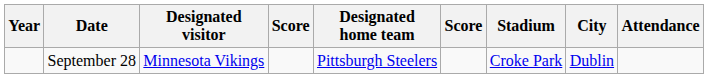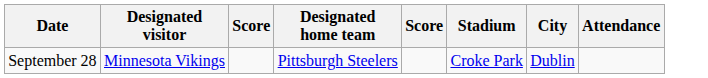- column: (24, 26)
